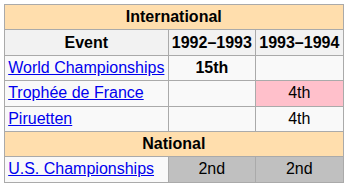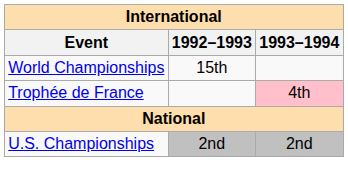(212, 67) bold -> (212, 67) normal
- row: (40, 118)
